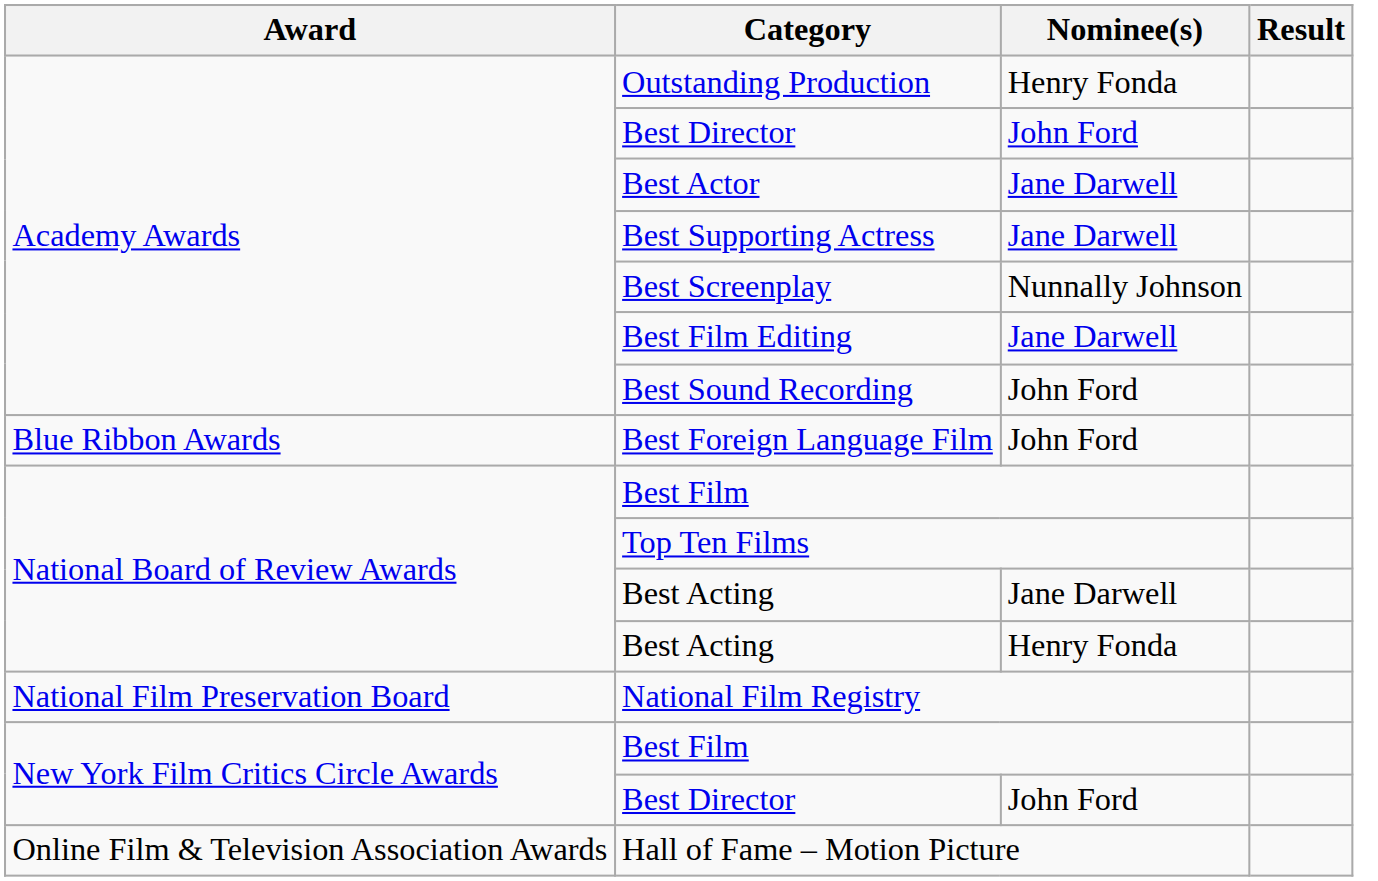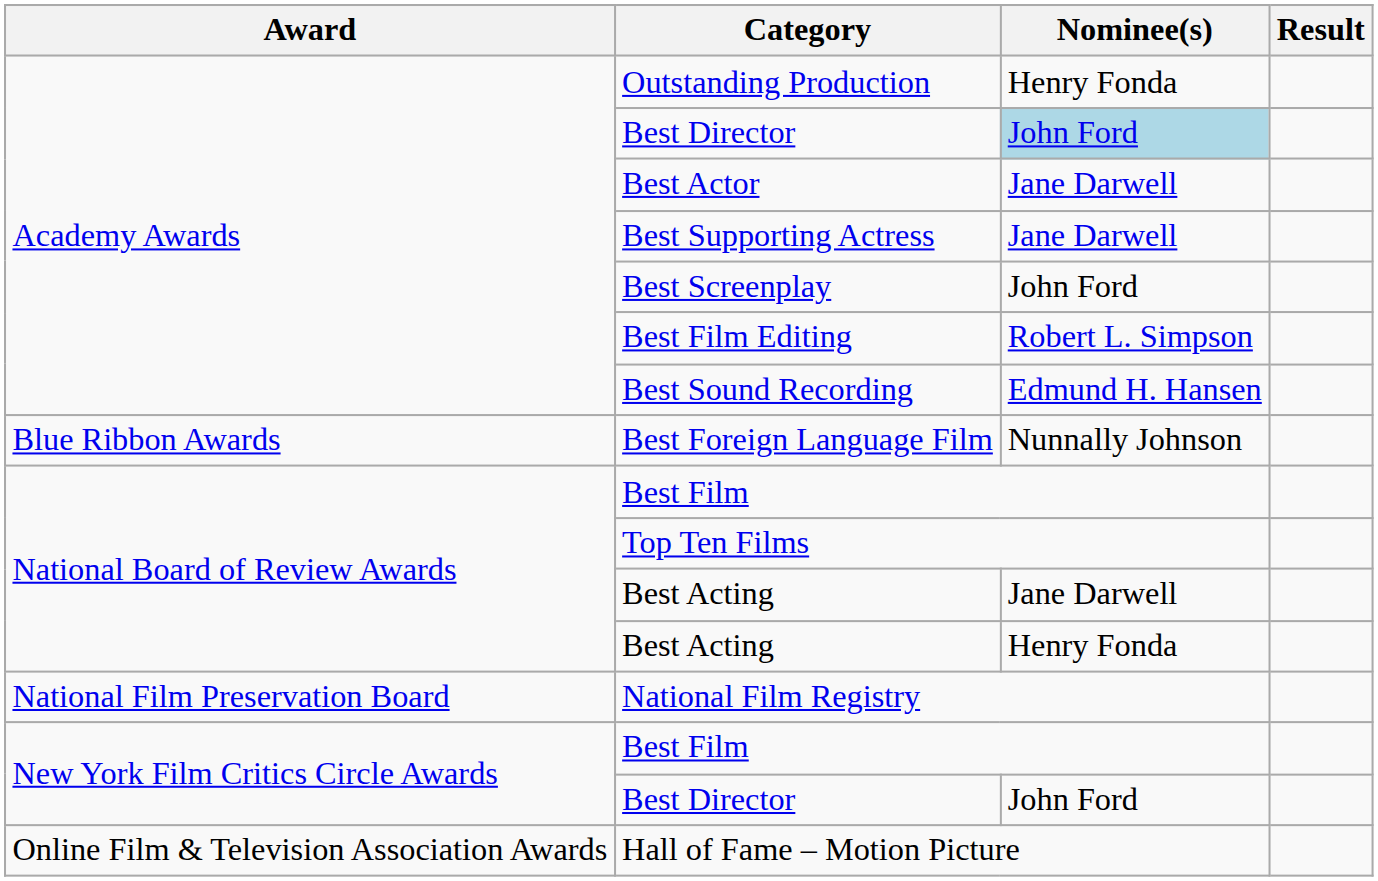(1073, 132) no background -> (1073, 132) lightblue background
(1125, 286) Nunnally Johnson -> (1073, 286) John Ford
(1093, 337) Jane Darwell -> (1130, 337) Robert L. Simpson
(1073, 388) John Ford -> (1135, 388) Edmund H. Hansen
(1073, 440) John Ford -> (1125, 440) Nunnally Johnson
